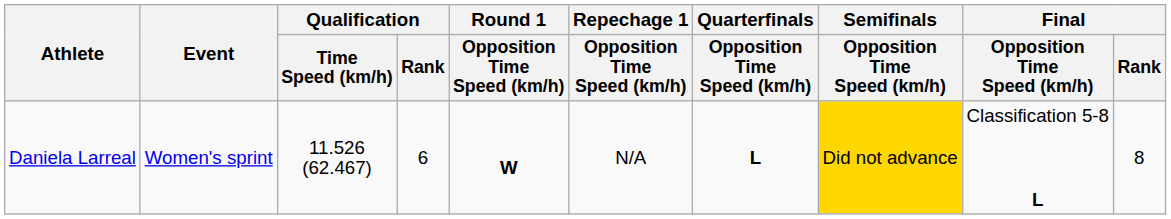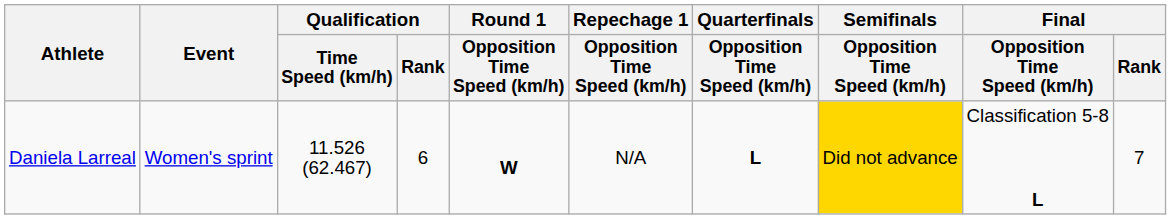(1139, 158) 8 -> (1139, 158) 7
